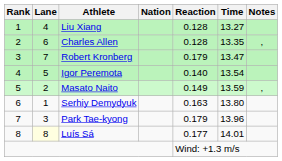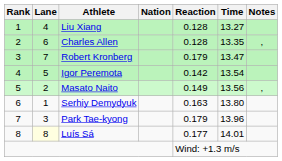(195, 73) 0.140 -> (195, 73) 0.142
(232, 88) 13.59 -> (232, 88) 13.56
